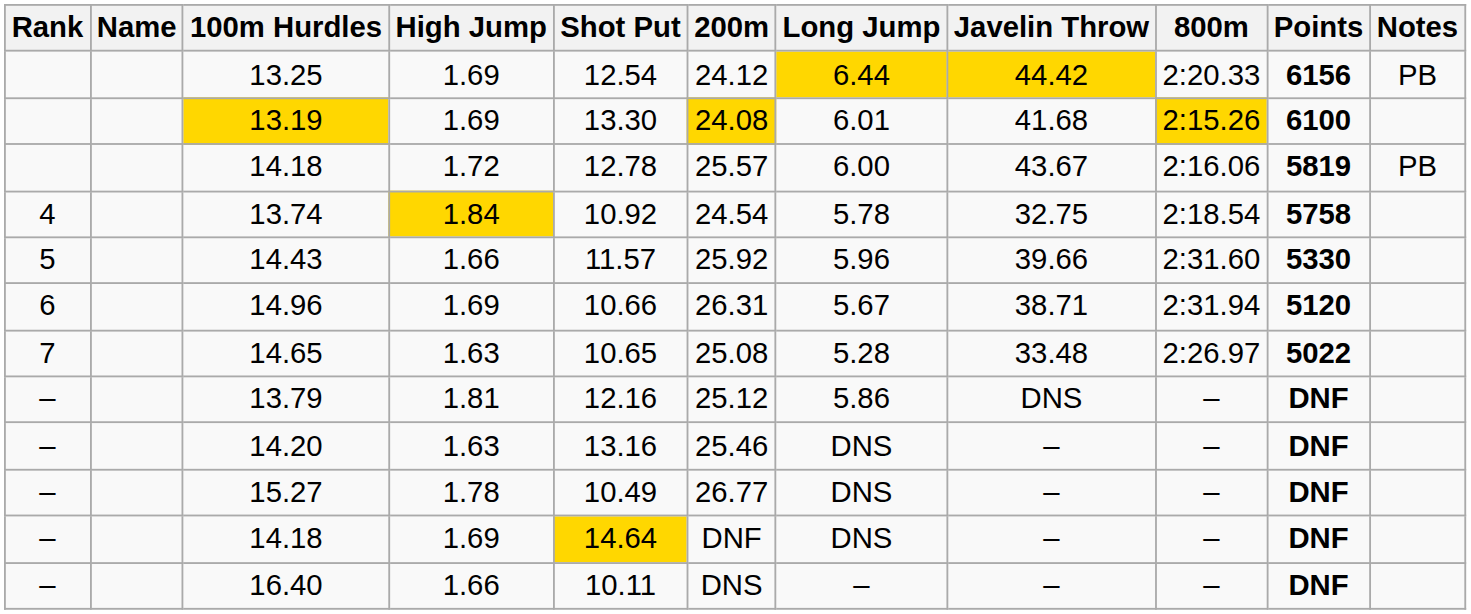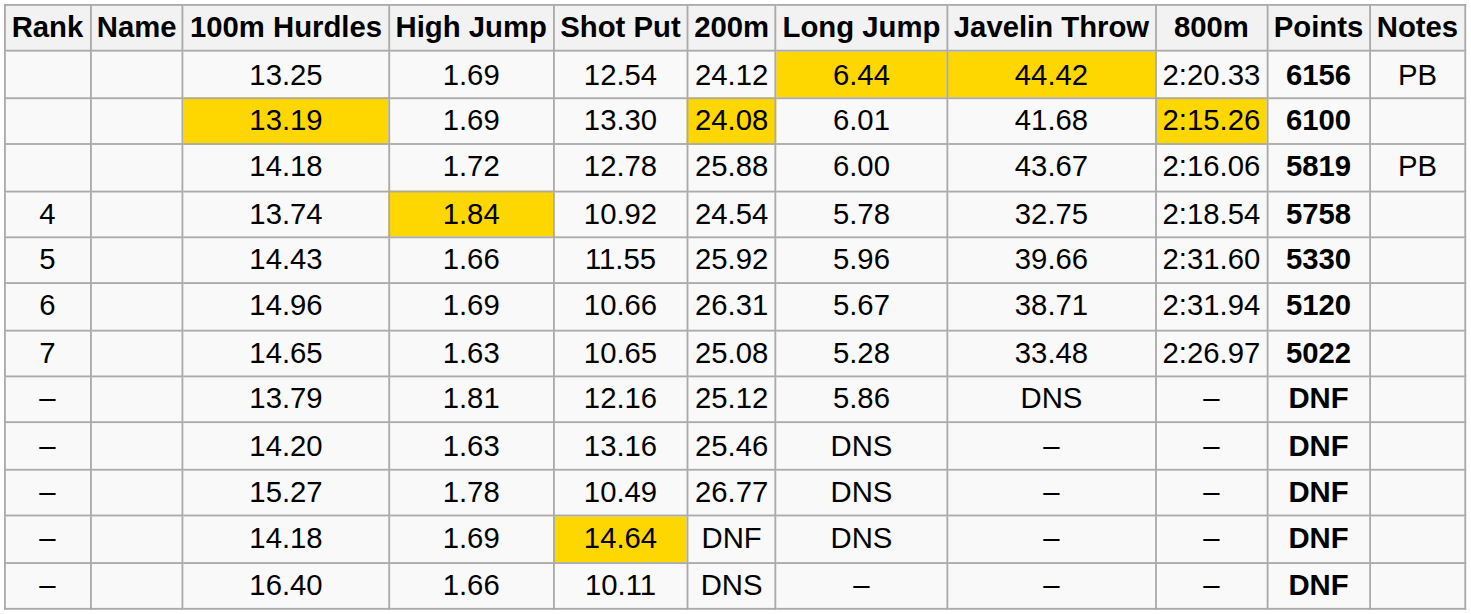(732, 167) 25.57 -> (732, 167) 25.88
(620, 259) 11.57 -> (620, 259) 11.55
